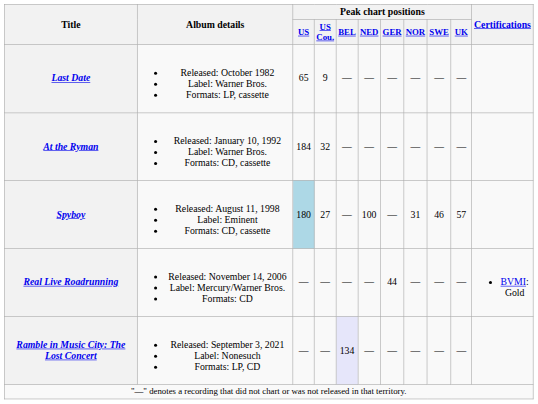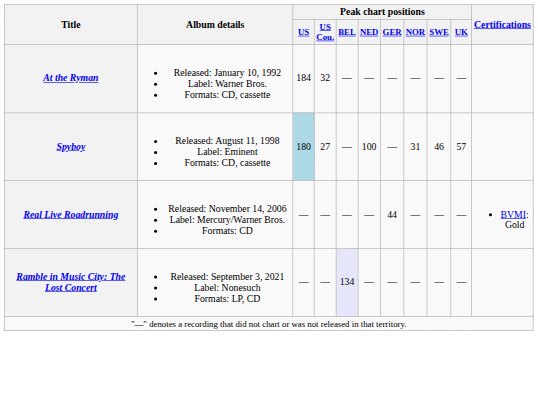- row: (71, 78)
